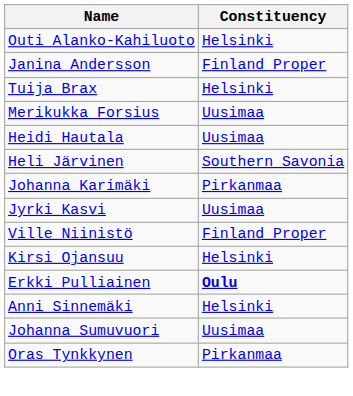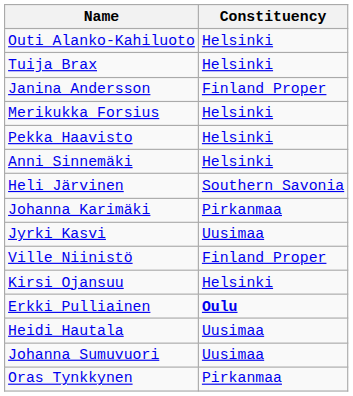rows swapped: (79, 65) <-> (53, 89)
(233, 113) Uusimaa -> (237, 113) Helsinki
+ row: (70, 137)
rows swapped: (66, 137) <-> (70, 306)
